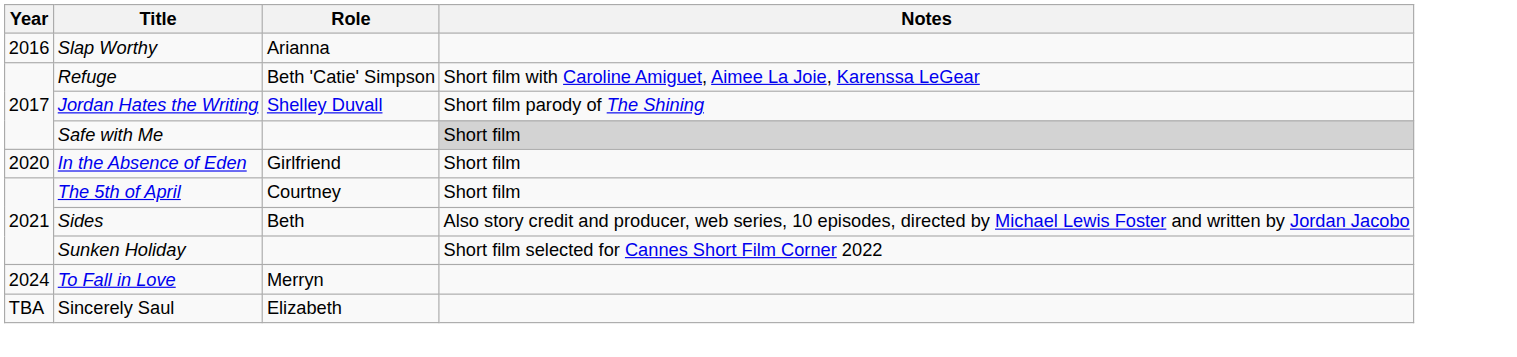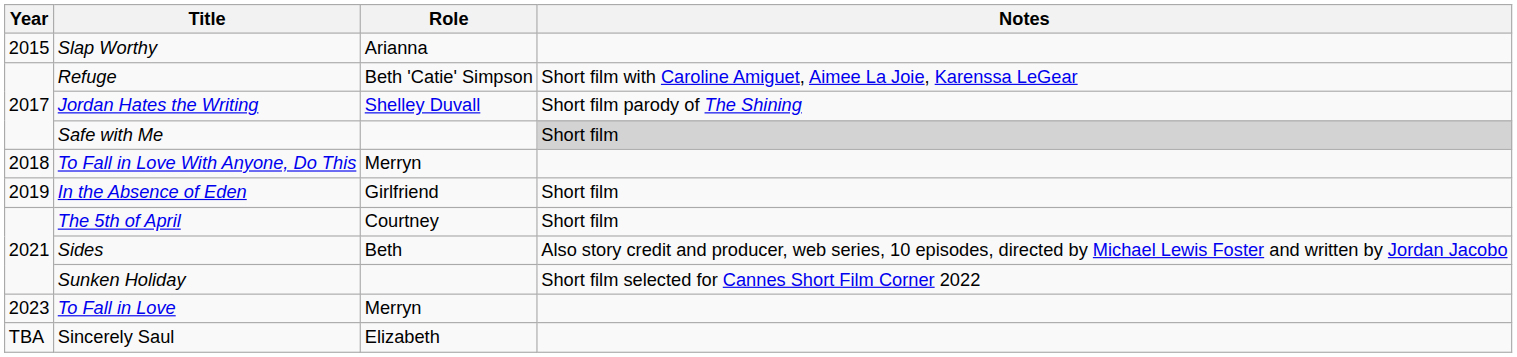(29, 47) 2016 -> (29, 47) 2015
+ row: (207, 163)
(29, 163) 2020 -> (29, 192) 2019
(29, 279) 2024 -> (29, 308) 2023
